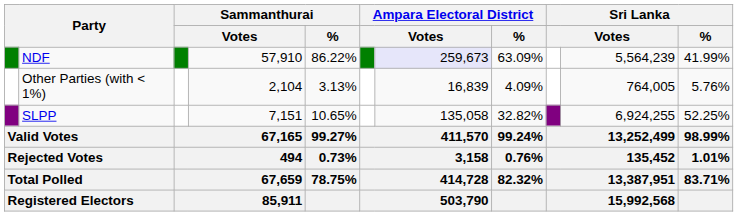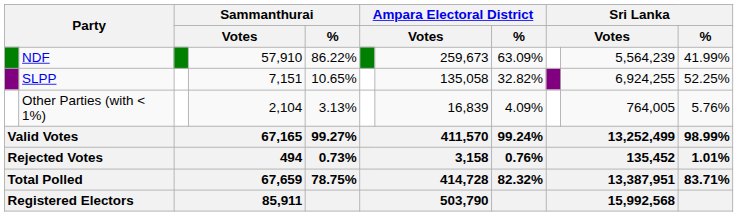(464, 57) lavender background -> (464, 57) no background
rows swapped: (39, 115) <-> (84, 86)
